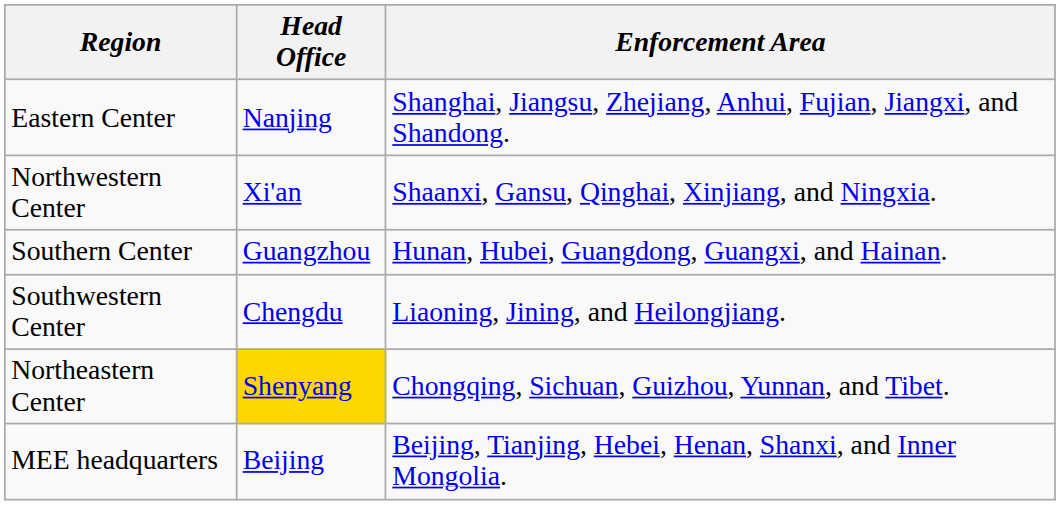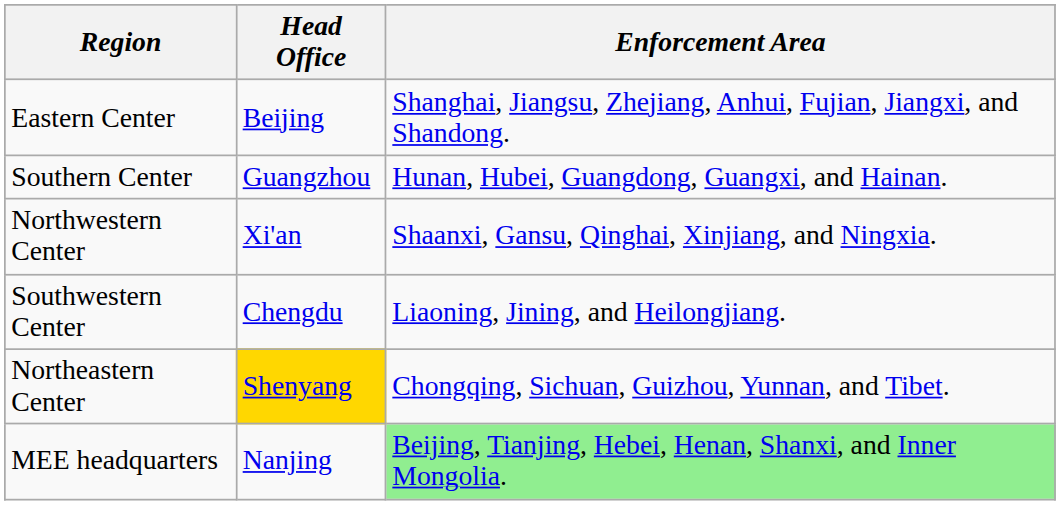(287, 117) Nanjing -> (283, 117) Beijing
rows swapped: (102, 251) <-> (87, 192)
(283, 461) Beijing -> (287, 461) Nanjing
(674, 461) no background -> (674, 461) lightgreen background
